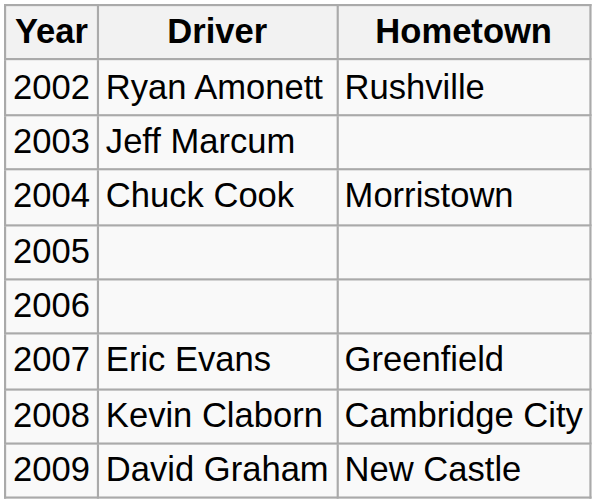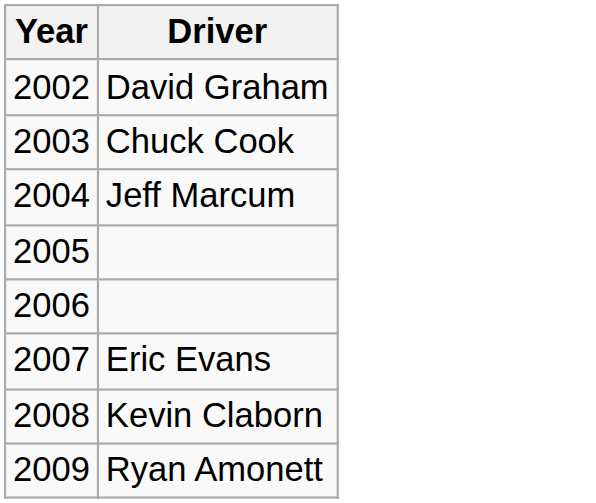- column: (464, 31)
(214, 86) Ryan Amonett -> (217, 86) David Graham
(201, 141) Jeff Marcum -> (200, 141) Chuck Cook
(200, 196) Chuck Cook -> (201, 196) Jeff Marcum
(217, 470) David Graham -> (214, 470) Ryan Amonett
